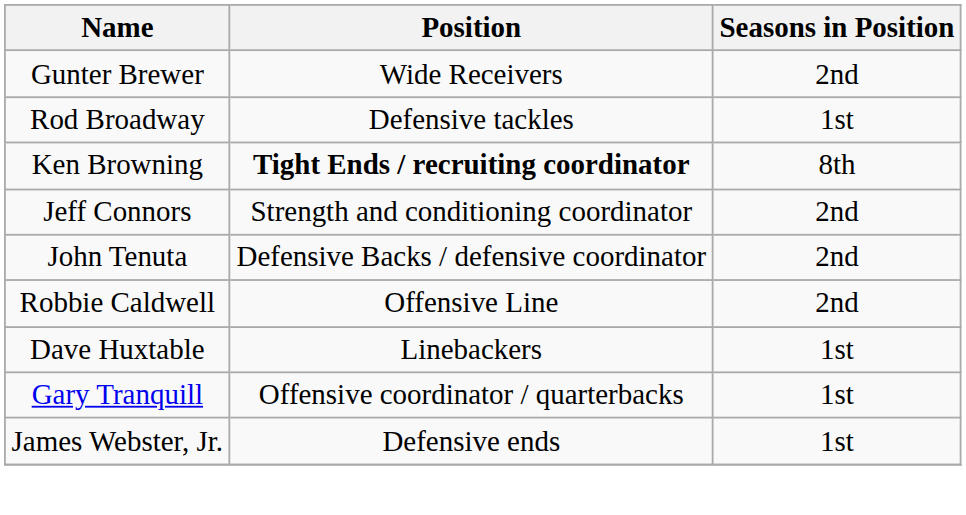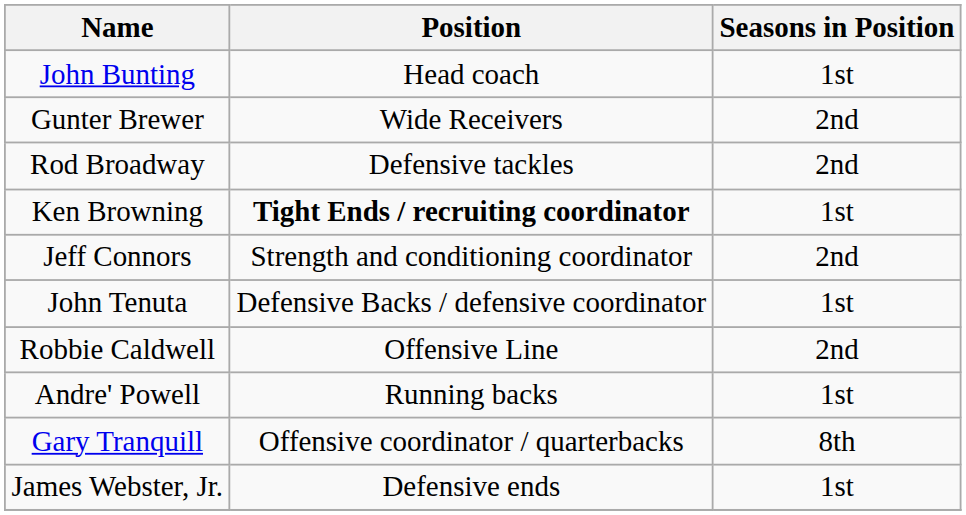+ row: (117, 73)
(837, 119) 1st -> (837, 165) 2nd
(837, 165) 8th -> (837, 211) 1st
(837, 257) 2nd -> (837, 303) 1st
- row: (117, 348)
+ row: (117, 394)
(837, 394) 1st -> (837, 440) 8th
